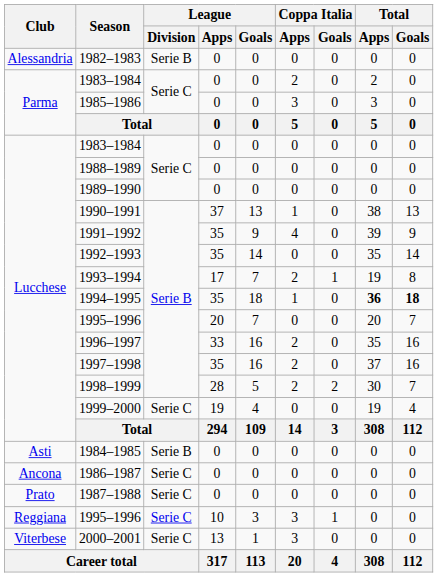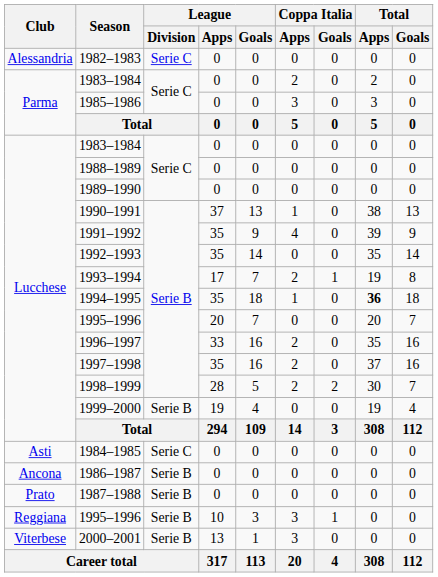(171, 59) Serie B -> (171, 59) Serie C
(412, 299) bold -> (412, 299) normal
(171, 408) Serie C -> (171, 408) Serie B
(171, 451) Serie B -> (171, 451) Serie C
(171, 473) Serie C -> (171, 473) Serie B
(171, 495) Serie C -> (171, 495) Serie B
(171, 517) Serie C -> (171, 517) Serie B
(171, 539) Serie C -> (171, 539) Serie B
